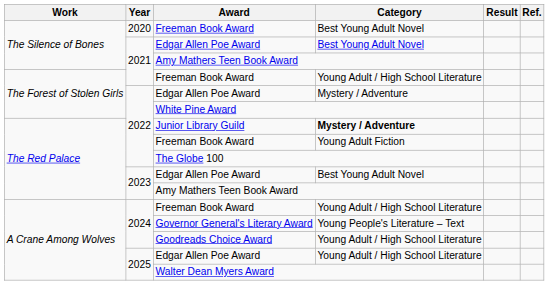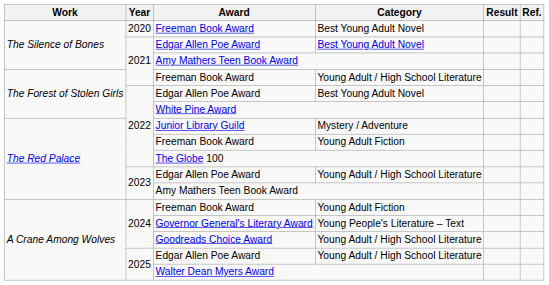(363, 93) Mystery / Adventure -> (371, 93) Best Young Adult Novel
(366, 126) bold -> (363, 126) normal
(371, 175) Best Young Adult Novel -> (400, 175) Young Adult / High School Literature
(400, 207) Young Adult / High School Literature -> (361, 207) Young Adult Fiction
